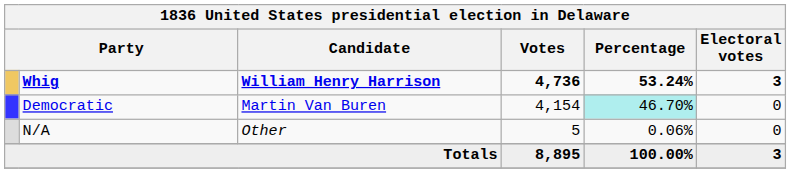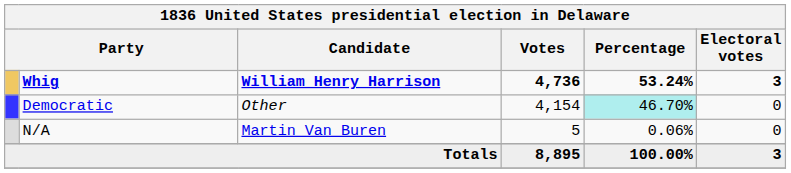(314, 107) Martin Van Buren -> (264, 107) Other
(264, 131) Other -> (314, 131) Martin Van Buren
